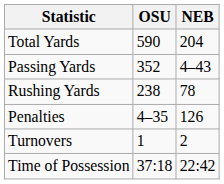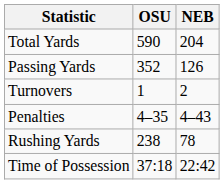(195, 66) 4–43 -> (191, 66) 126
rows swapped: (54, 91) <-> (40, 141)
(191, 116) 126 -> (195, 116) 4–43
